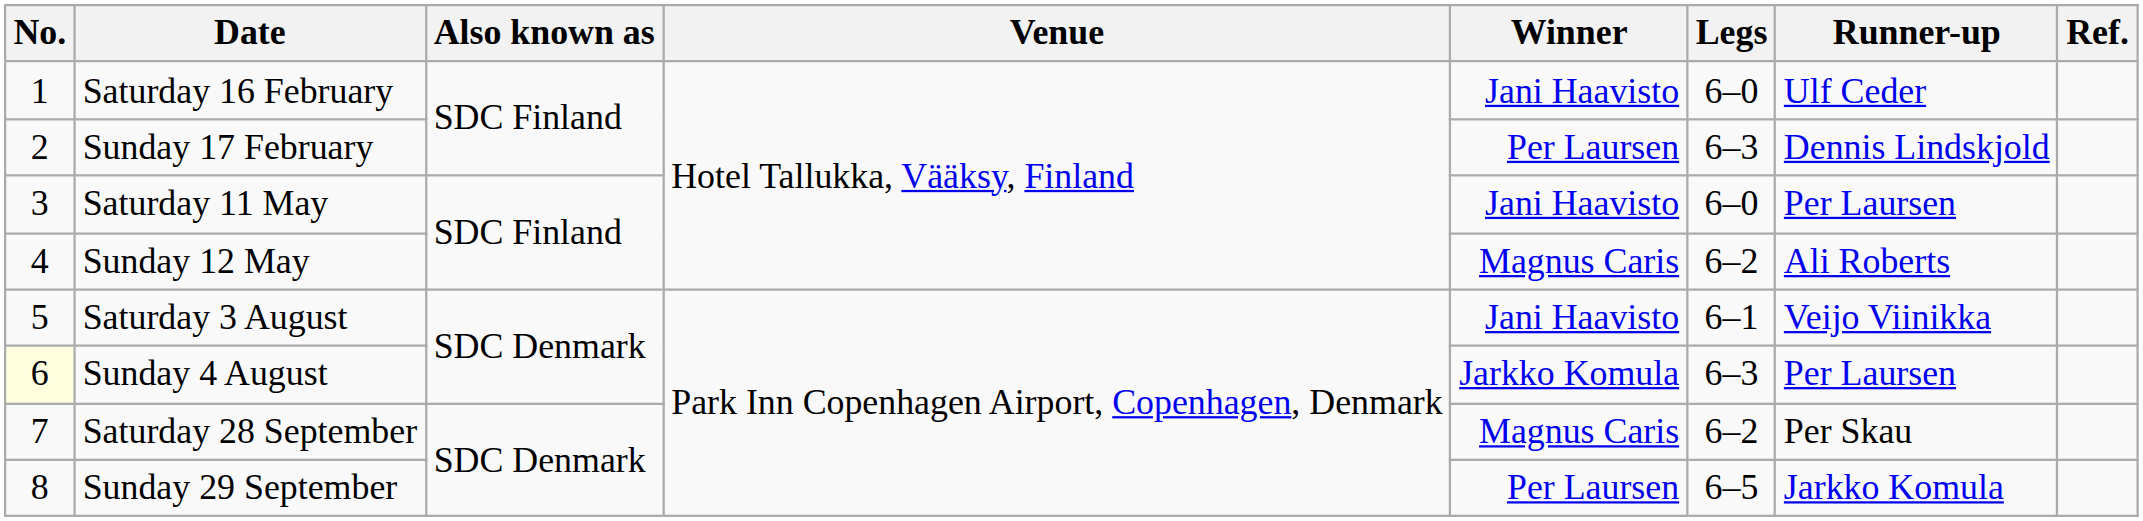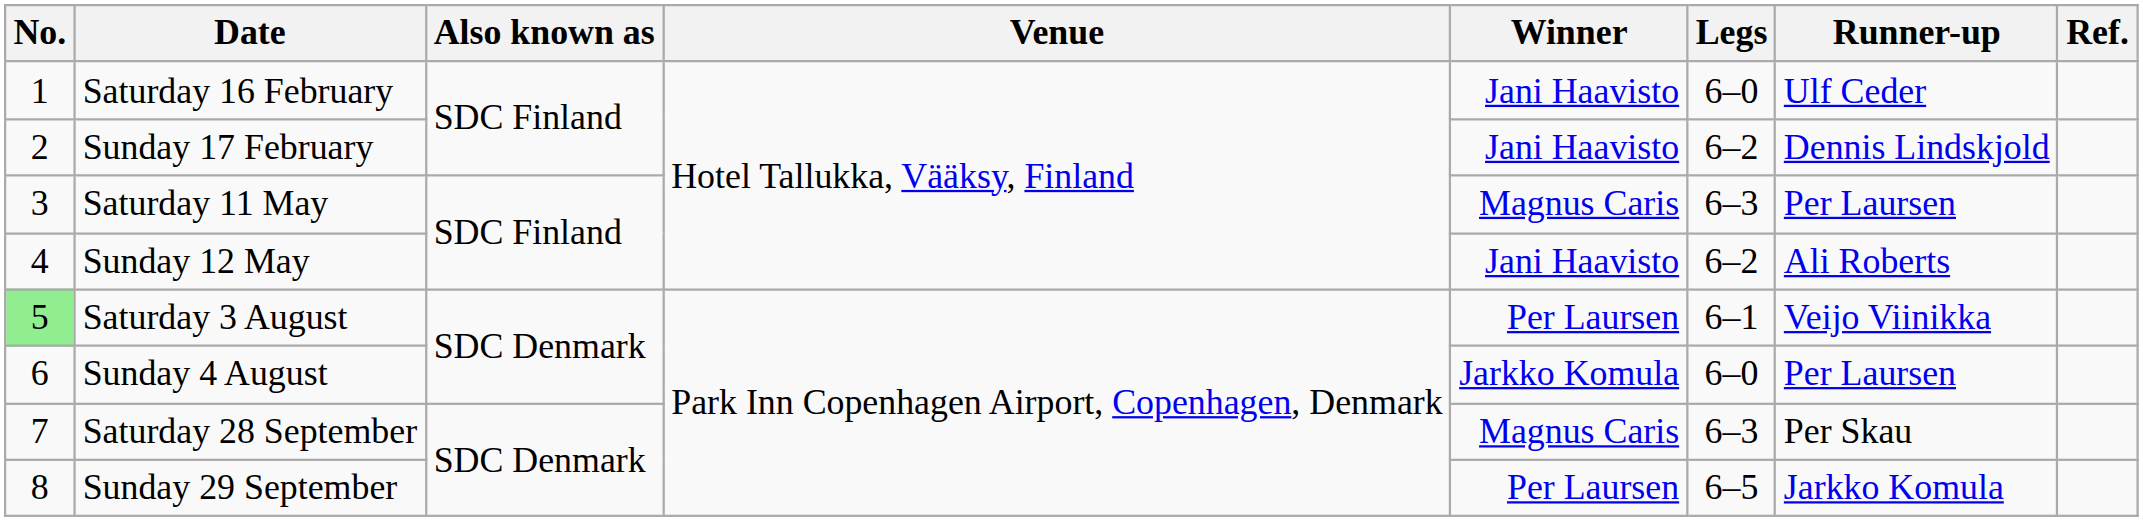(1593, 146) Per Laursen -> (1582, 146) Jani Haavisto
(1731, 146) 6–3 -> (1731, 146) 6–2
(1582, 203) Jani Haavisto -> (1579, 203) Magnus Caris
(1731, 203) 6–0 -> (1731, 203) 6–3
(1579, 260) Magnus Caris -> (1582, 260) Jani Haavisto
(40, 317) no background -> (40, 317) lightgreen background
(1582, 317) Jani Haavisto -> (1593, 317) Per Laursen
(40, 373) lightyellow background -> (40, 373) no background
(1731, 373) 6–3 -> (1731, 373) 6–0
(1731, 430) 6–2 -> (1731, 430) 6–3
